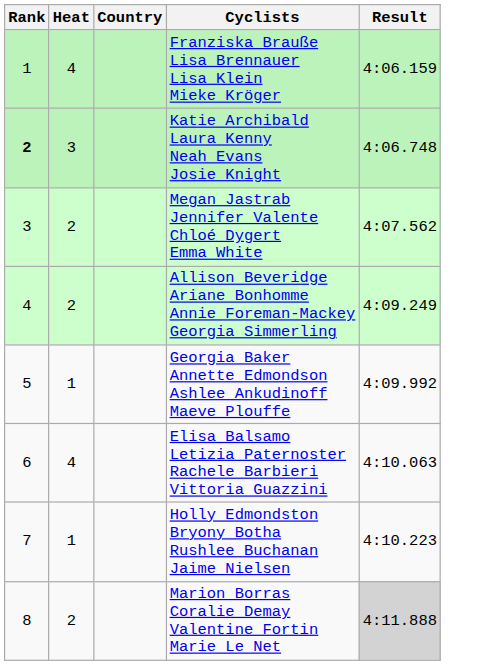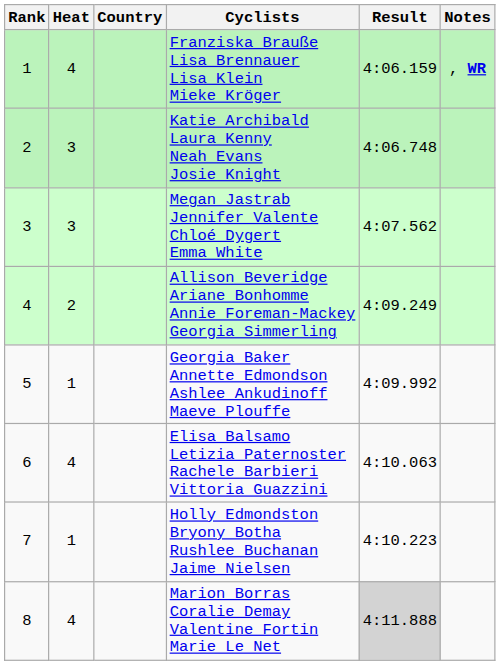+ column: (468, 17)
(27, 148) bold -> (27, 148) normal
(71, 227) 2 -> (71, 227) 3
(71, 621) 2 -> (71, 621) 4
